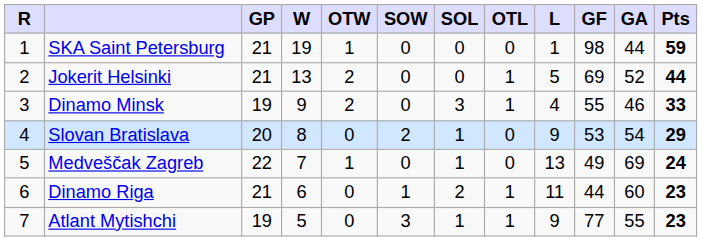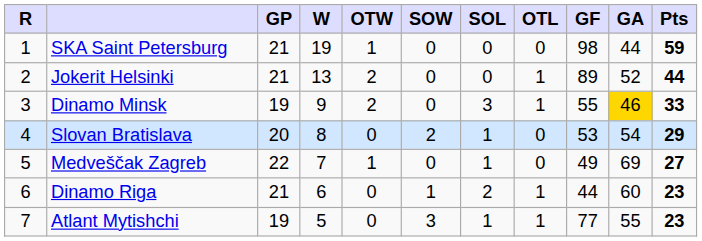- column: (555, 18)
(594, 76) 69 -> (588, 76) 89
(634, 105) no background -> (630, 105) gold background
(676, 163) 24 -> (674, 163) 27
